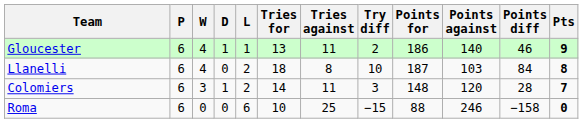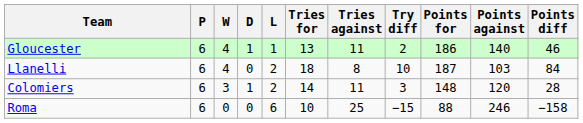- column: (564, 21)
